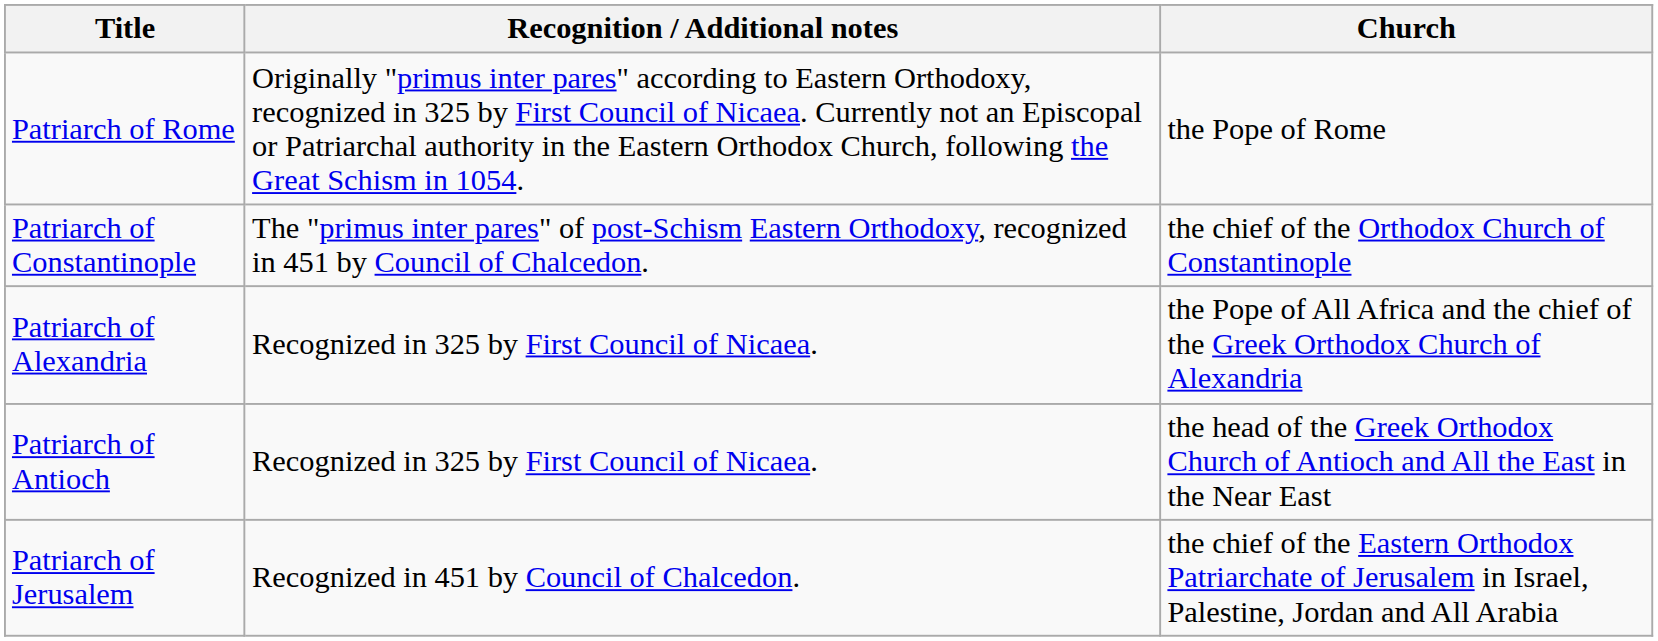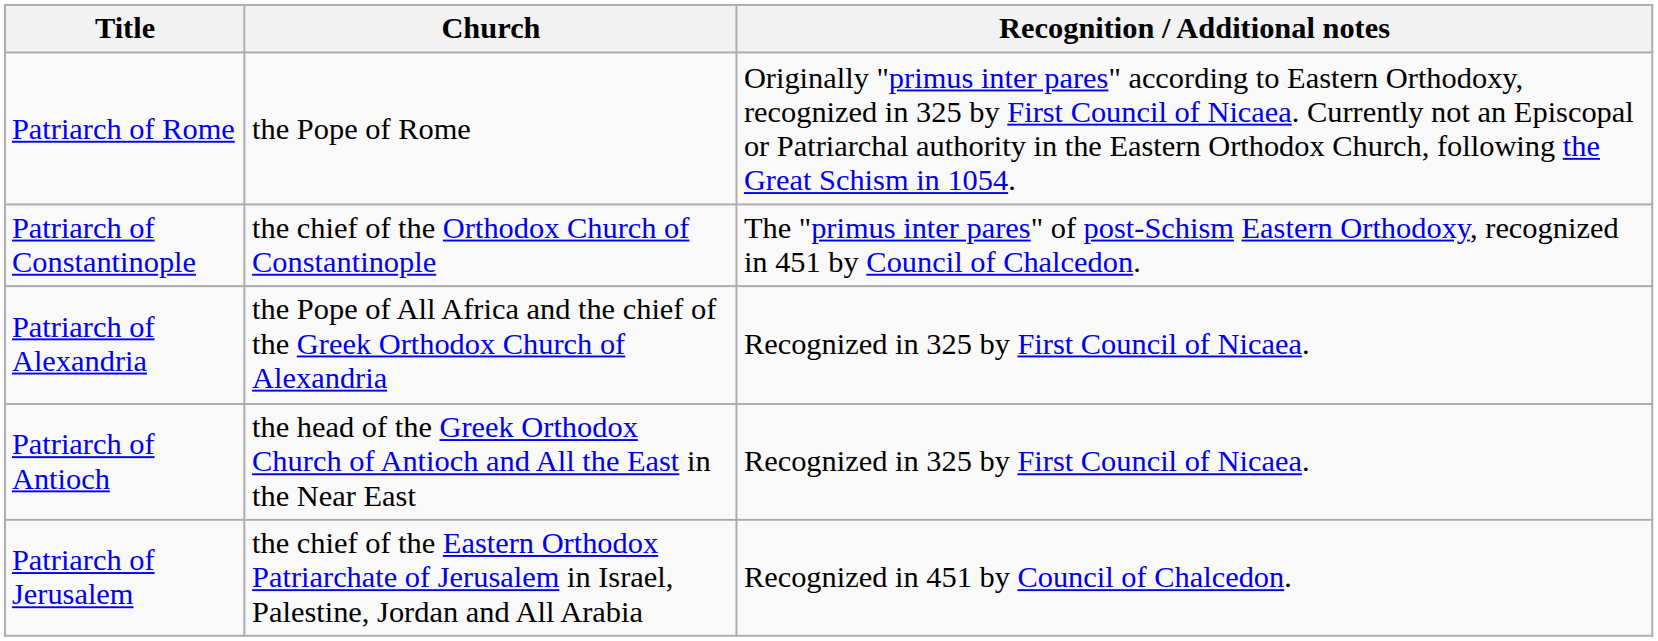columns swapped: (1406, 28) <-> (703, 28)
